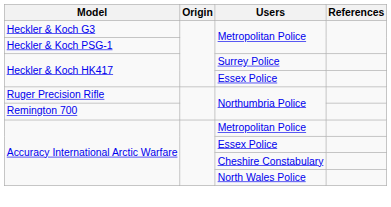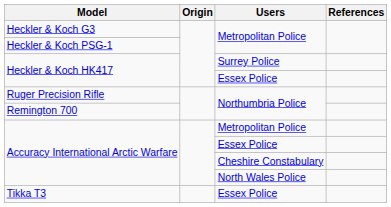+ row: (26, 194)
